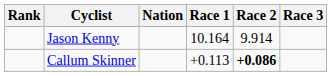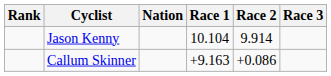(210, 37) 10.164 -> (210, 37) 10.104
(210, 60) +0.113 -> (210, 60) +9.163
(256, 60) bold -> (256, 60) normal
